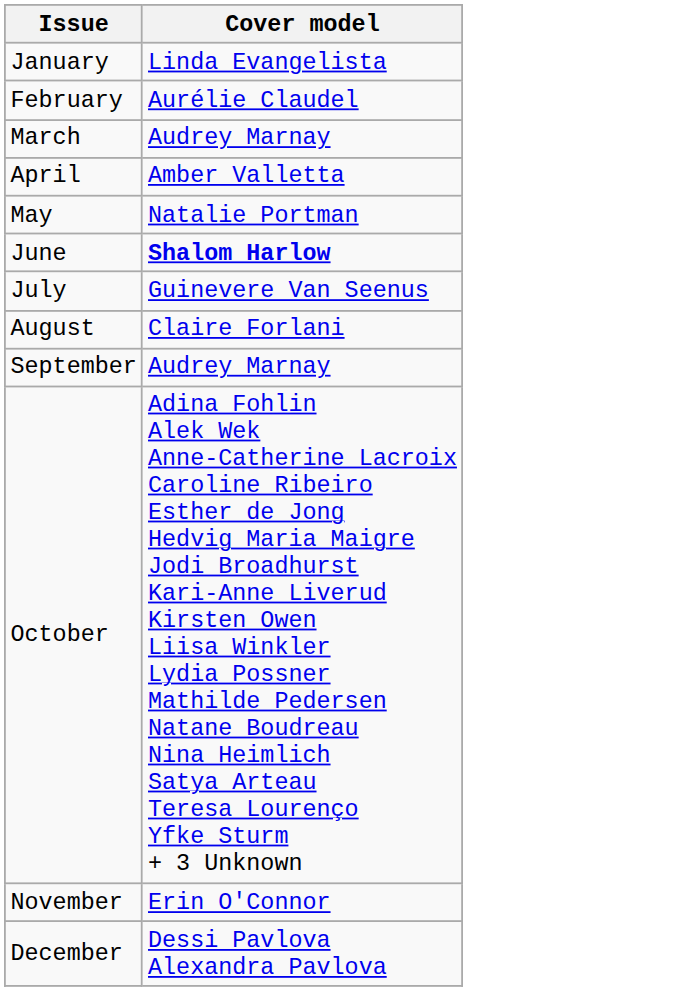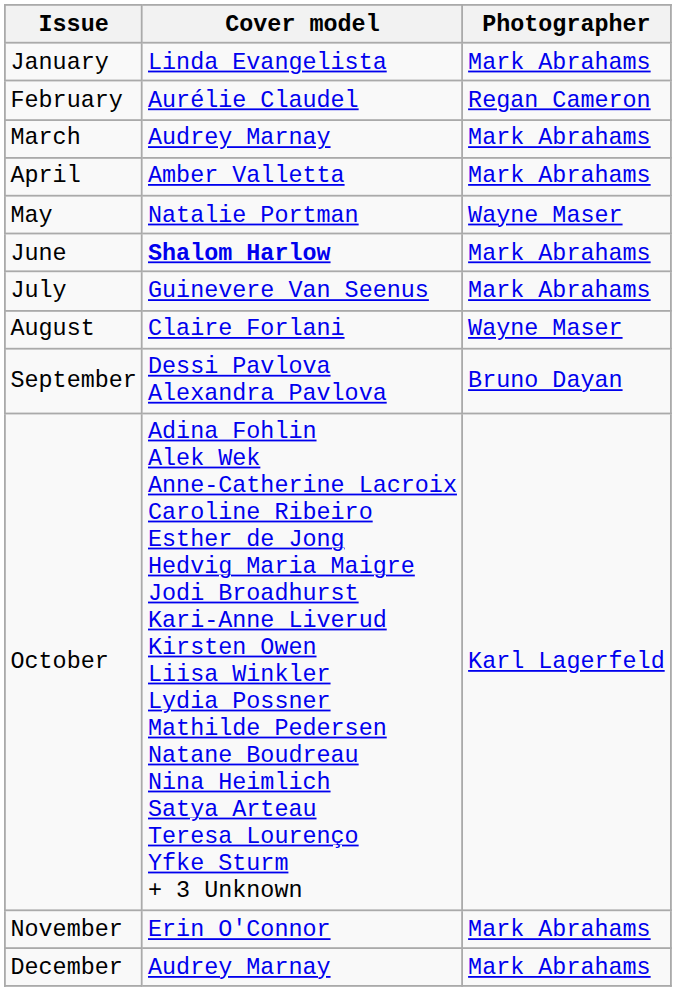+ column: (566, 24)
(239, 367) Audrey Marnay -> (267, 381) Dessi Pavlova Alexandra Pavlova
(267, 954) Dessi Pavlova Alexandra Pavlova -> (239, 968) Audrey Marnay
